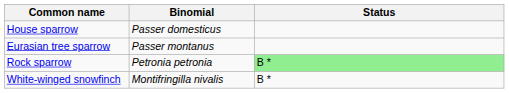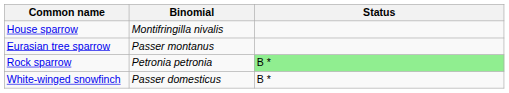(176, 29) Passer domesticus -> (178, 29) Montifringilla nivalis
(178, 79) Montifringilla nivalis -> (176, 79) Passer domesticus
